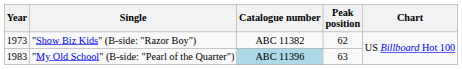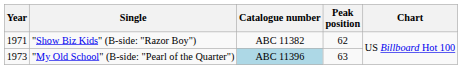(17, 40) 1973 -> (17, 40) 1971
(17, 56) 1983 -> (17, 56) 1973
